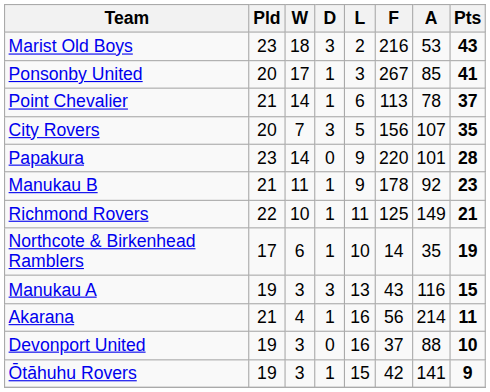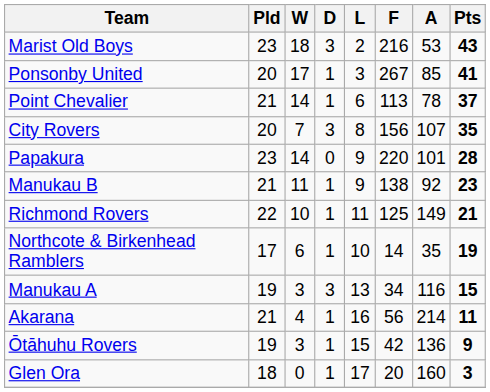(360, 130) 5 -> (360, 130) 8
(394, 185) 178 -> (394, 185) 138
(394, 289) 43 -> (394, 289) 34
- row: (77, 345)
(431, 373) 141 -> (431, 345) 136
+ row: (44, 373)
